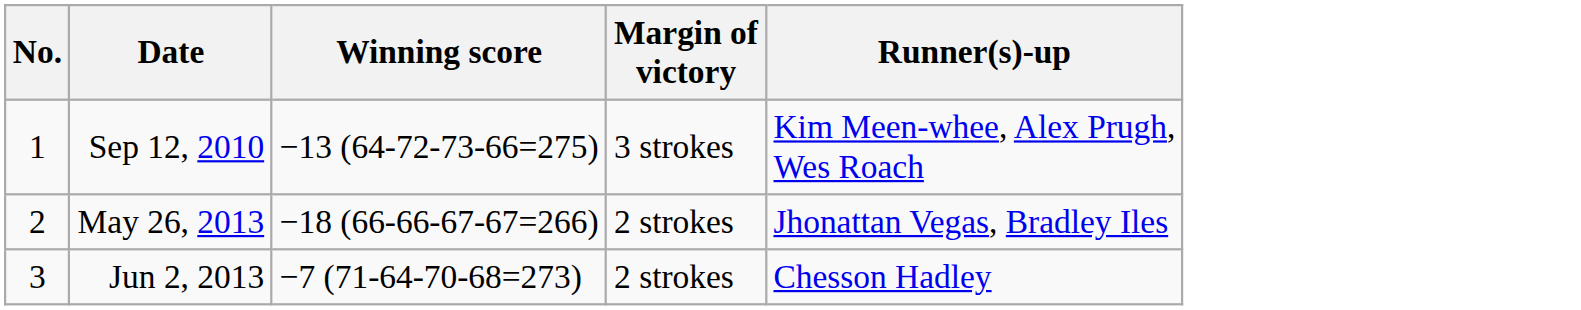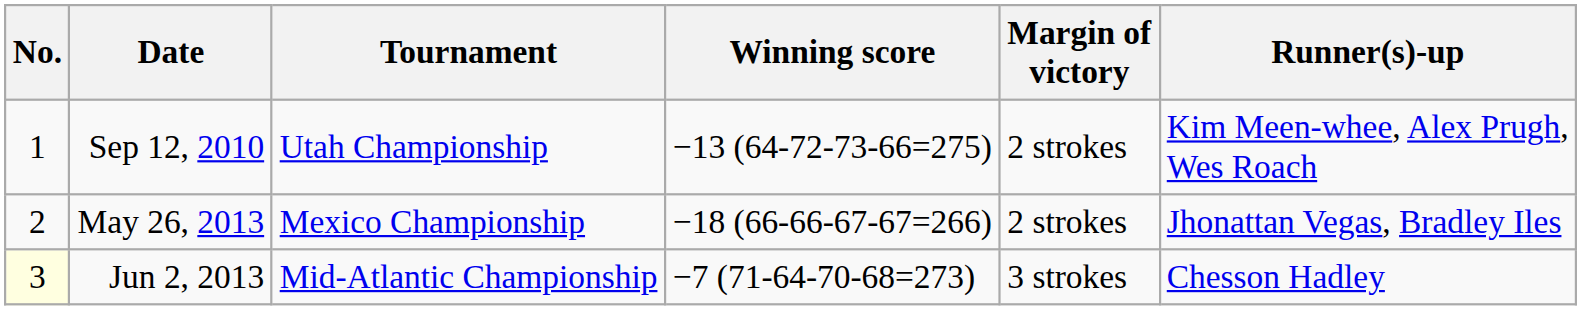+ column: (469, 52)
(674, 146) 3 strokes -> (1067, 146) 2 strokes
(37, 276) no background -> (37, 276) lightyellow background
(674, 276) 2 strokes -> (1067, 276) 3 strokes
